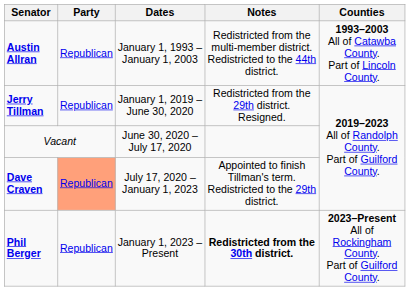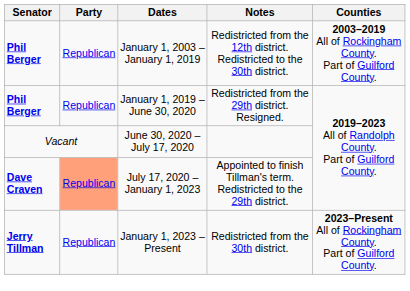- row: (160, 53)
+ row: (162, 53)
(25, 105) Jerry Tillman -> (24, 105) Phil Berger
(24, 248) Phil Berger -> (25, 242) Jerry Tillman
(262, 248) bold -> (260, 242) normal
